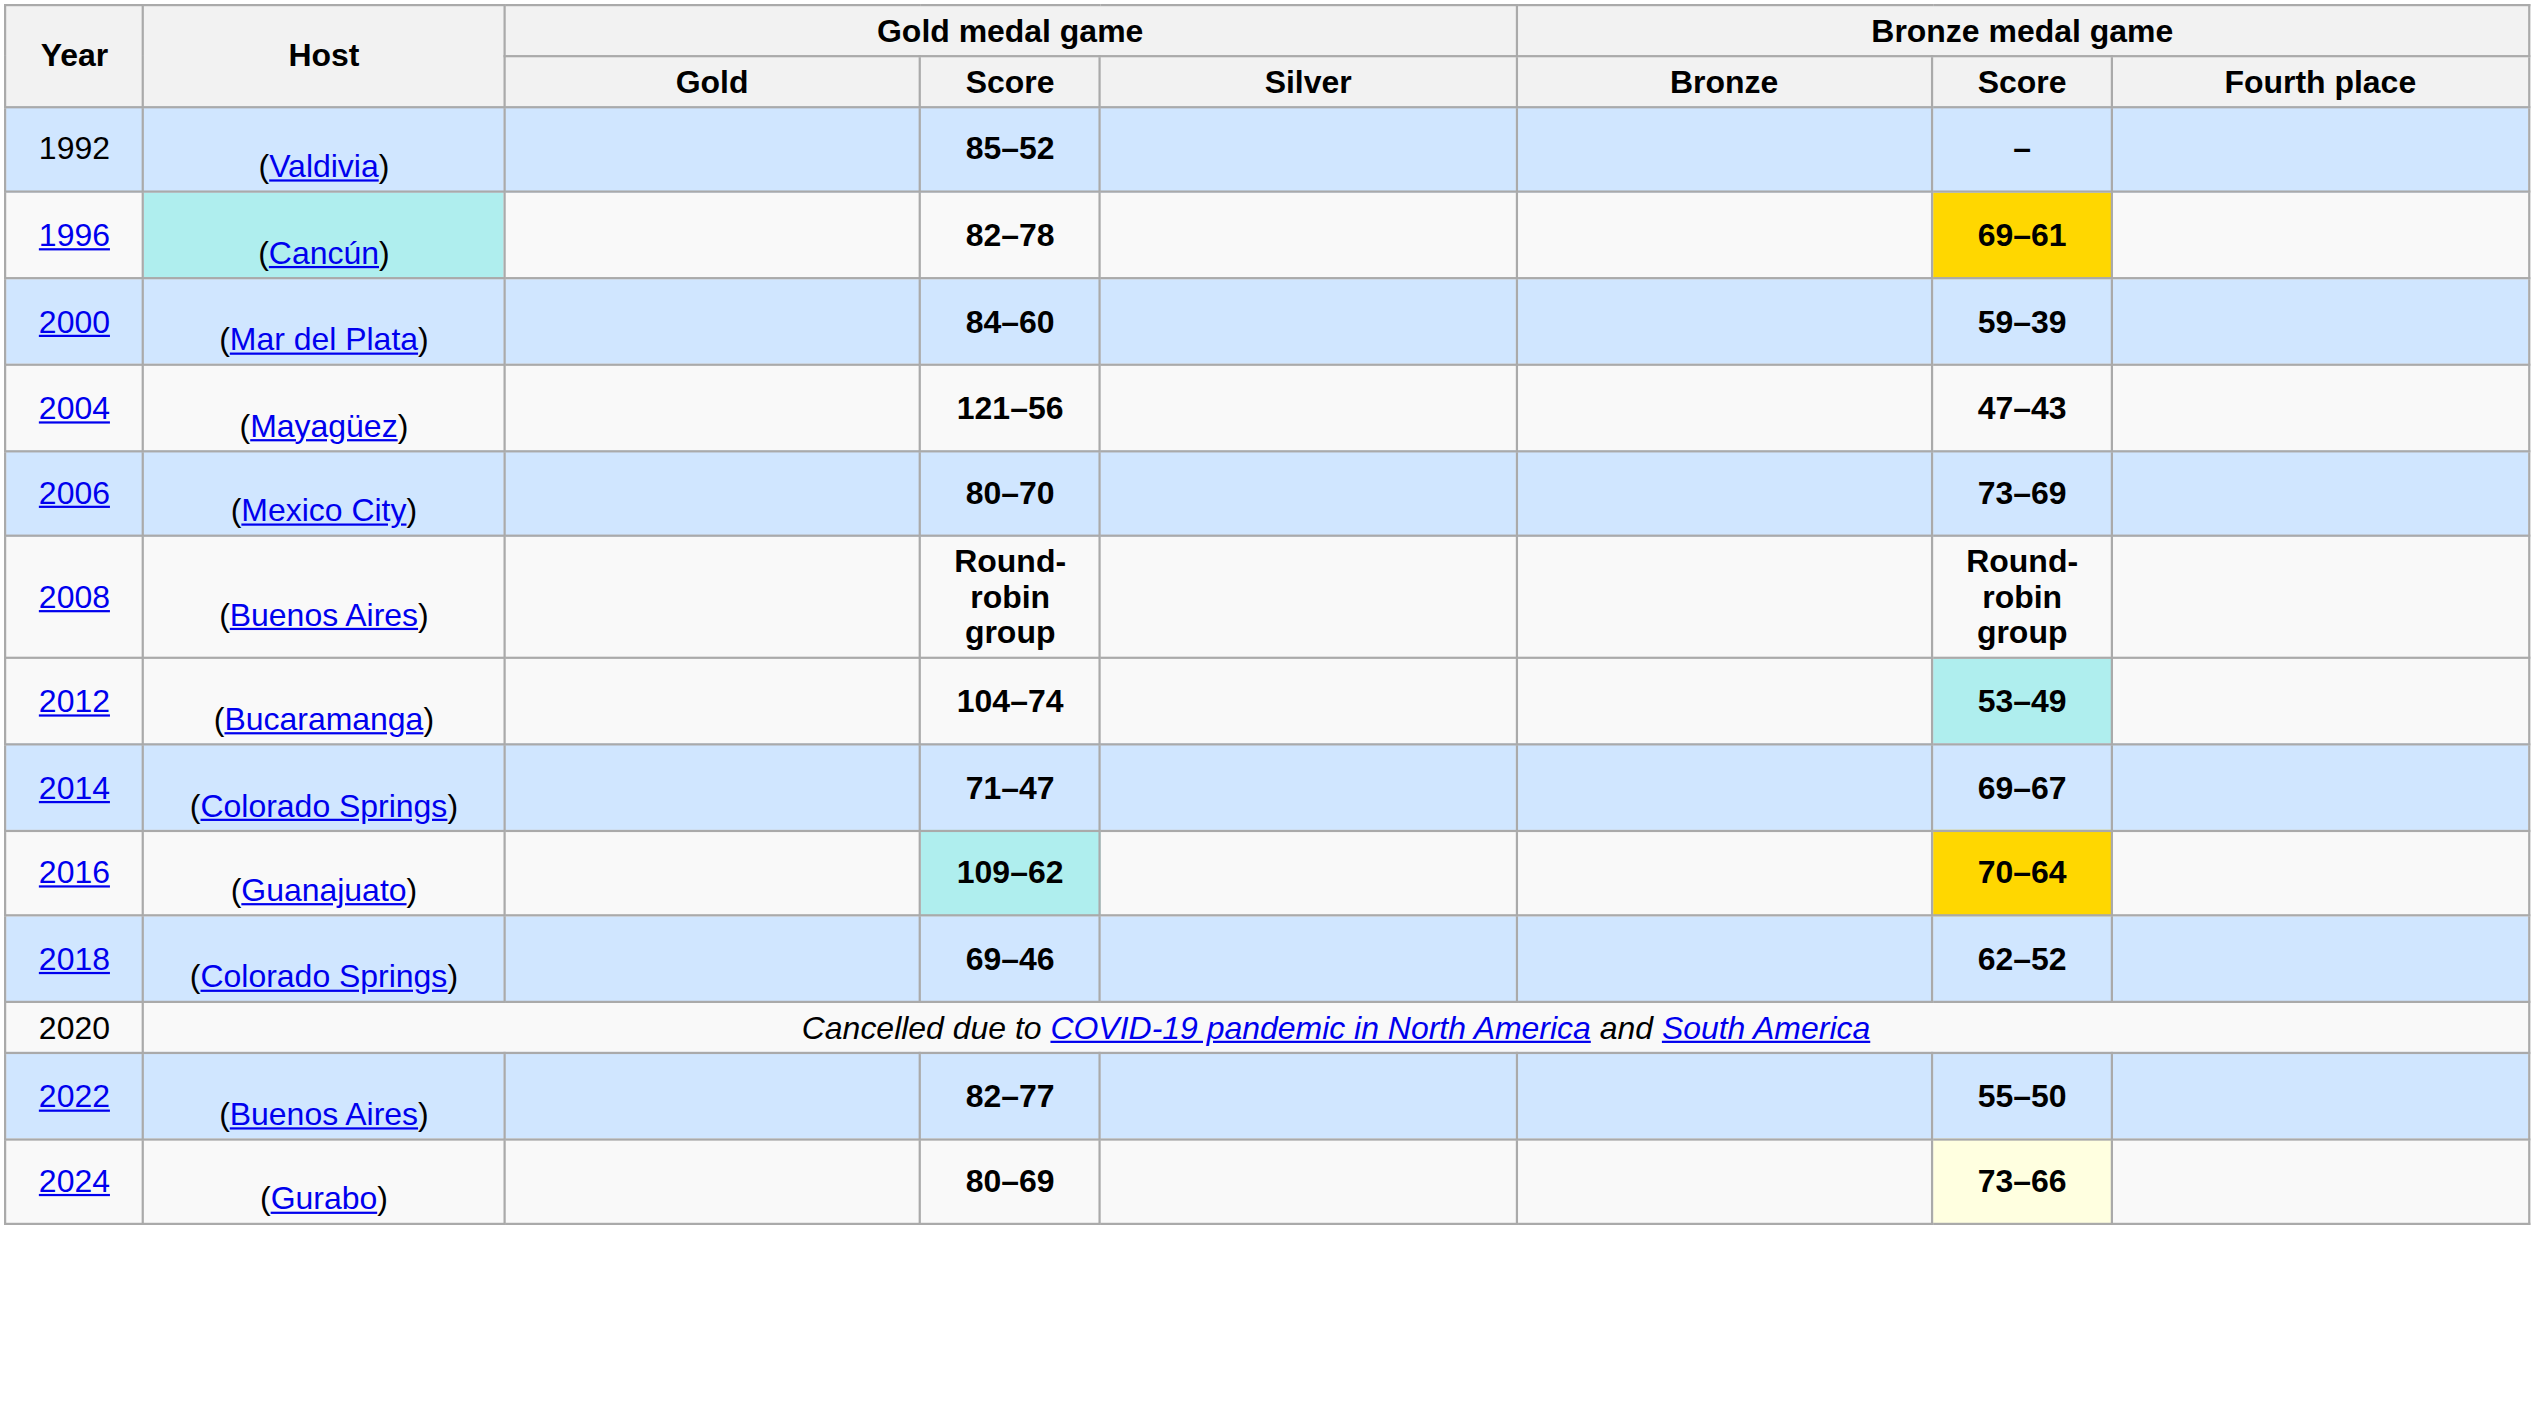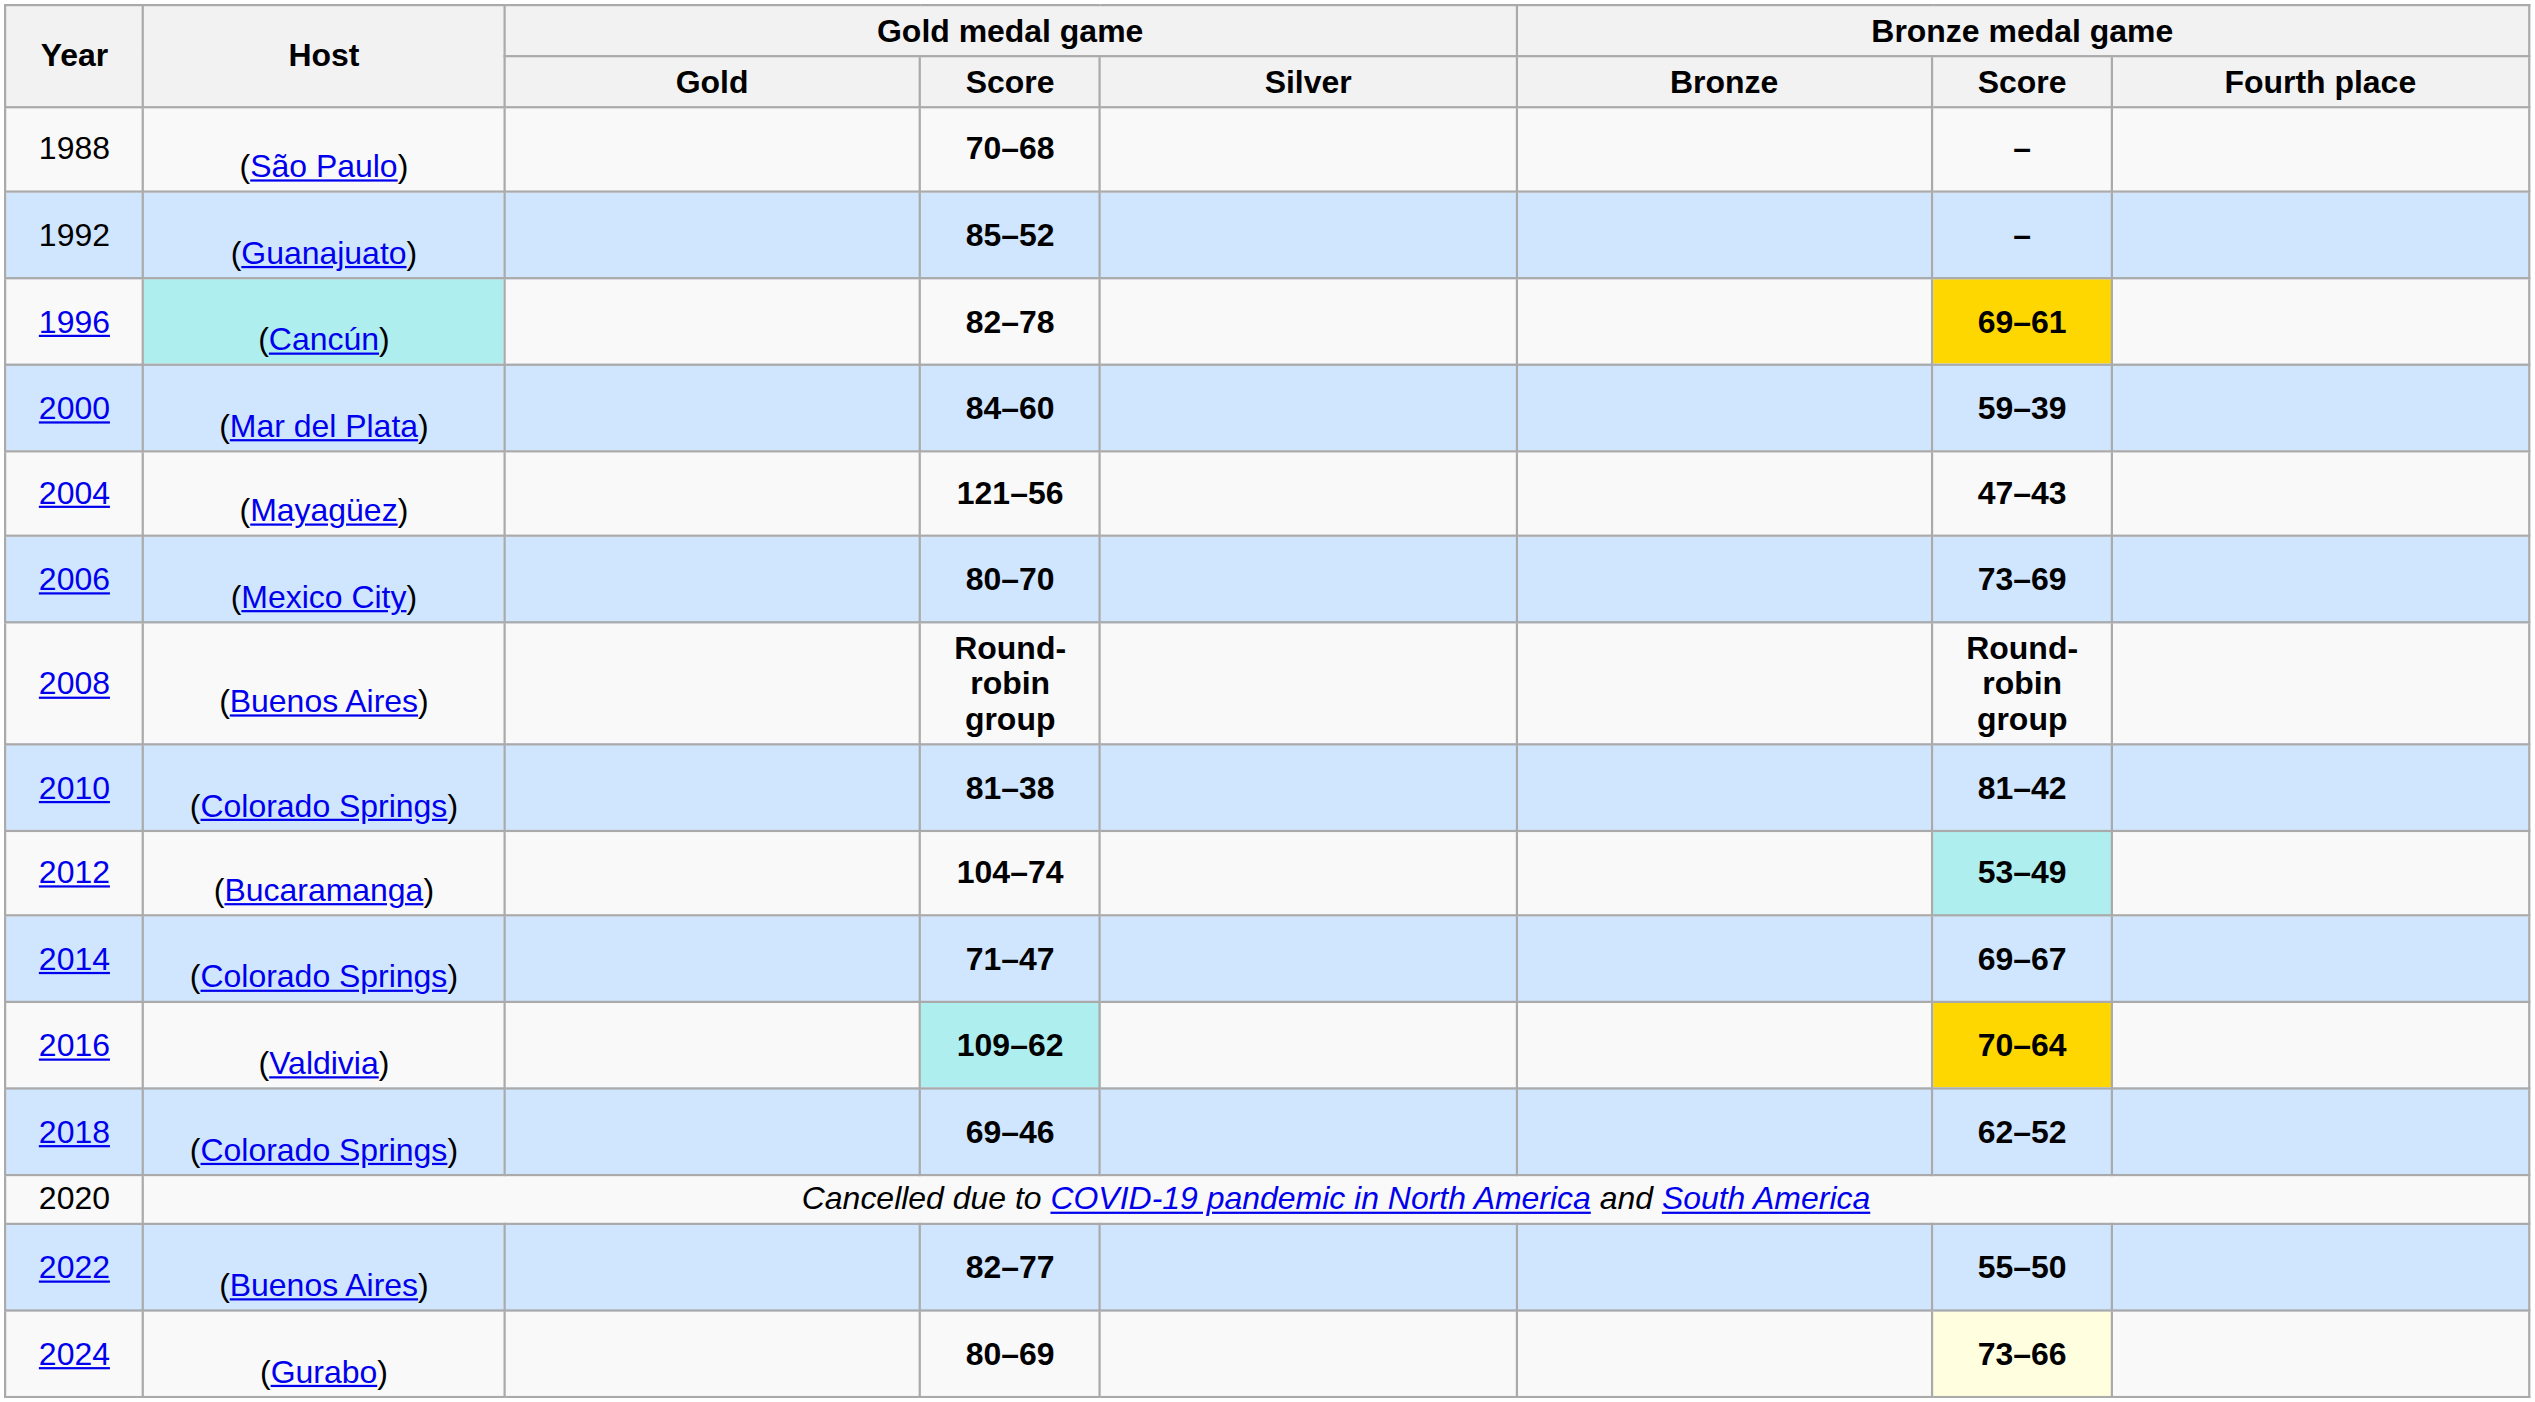+ row: (74, 150)
(324, 167) (Valdivia) -> (324, 253) (Guanajuato)
+ row: (74, 787)
(324, 891) (Guanajuato) -> (324, 1063) (Valdivia)
